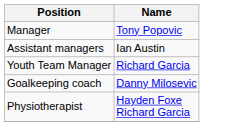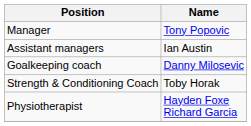- row: (59, 65)
+ row: (83, 83)
